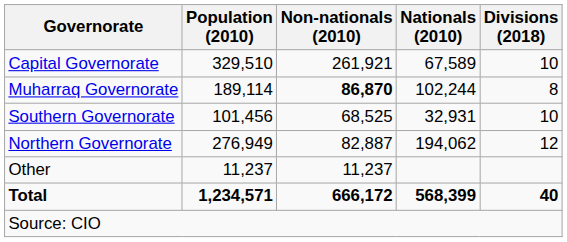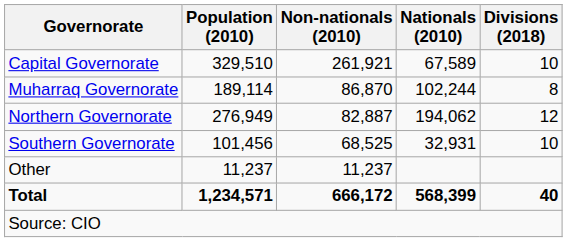(367, 90) bold -> (367, 90) normal
rows swapped: (90, 143) <-> (92, 116)
